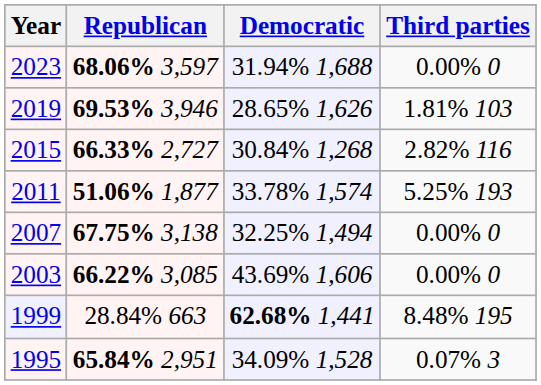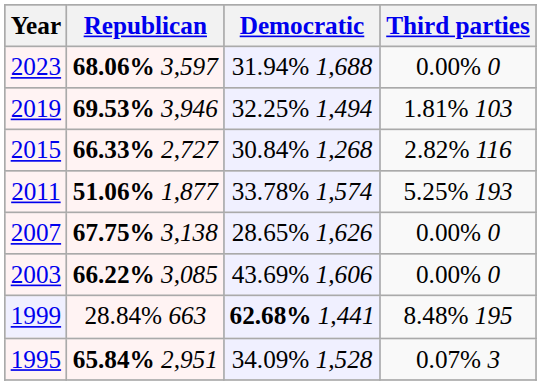(302, 108) 28.65% 1,626 -> (302, 108) 32.25% 1,494
(302, 233) 32.25% 1,494 -> (302, 233) 28.65% 1,626
